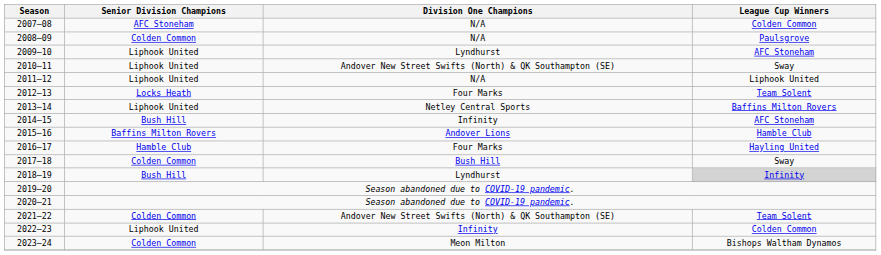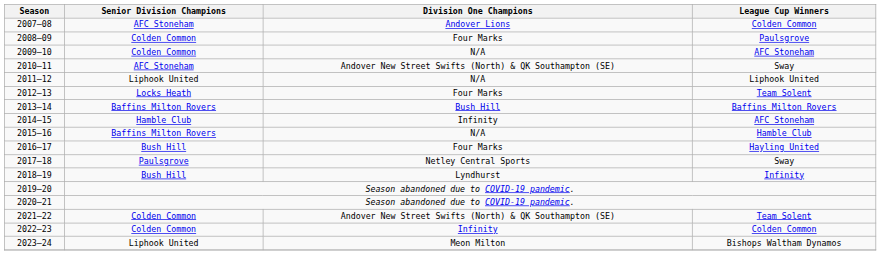(478, 25) N/A -> (478, 25) Andover Lions
(478, 38) N/A -> (478, 38) Four Marks
(164, 52) Liphook United -> (164, 52) Colden Common
(478, 52) Lyndhurst -> (478, 52) N/A
(164, 66) Liphook United -> (164, 66) AFC Stoneham
(164, 107) Liphook United -> (164, 107) Baffins Milton Rovers
(478, 107) Netley Central Sports -> (478, 107) Bush Hill
(164, 120) Bush Hill -> (164, 120) Hamble Club
(478, 134) Andover Lions -> (478, 134) N/A
(164, 148) Hamble Club -> (164, 148) Bush Hill
(164, 161) Colden Common -> (164, 161) Paulsgrove
(478, 161) Bush Hill -> (478, 161) Netley Central Sports
(784, 175) lightgrey background -> (784, 175) no background
(164, 230) Liphook United -> (164, 230) Colden Common
(164, 243) Colden Common -> (164, 243) Liphook United
